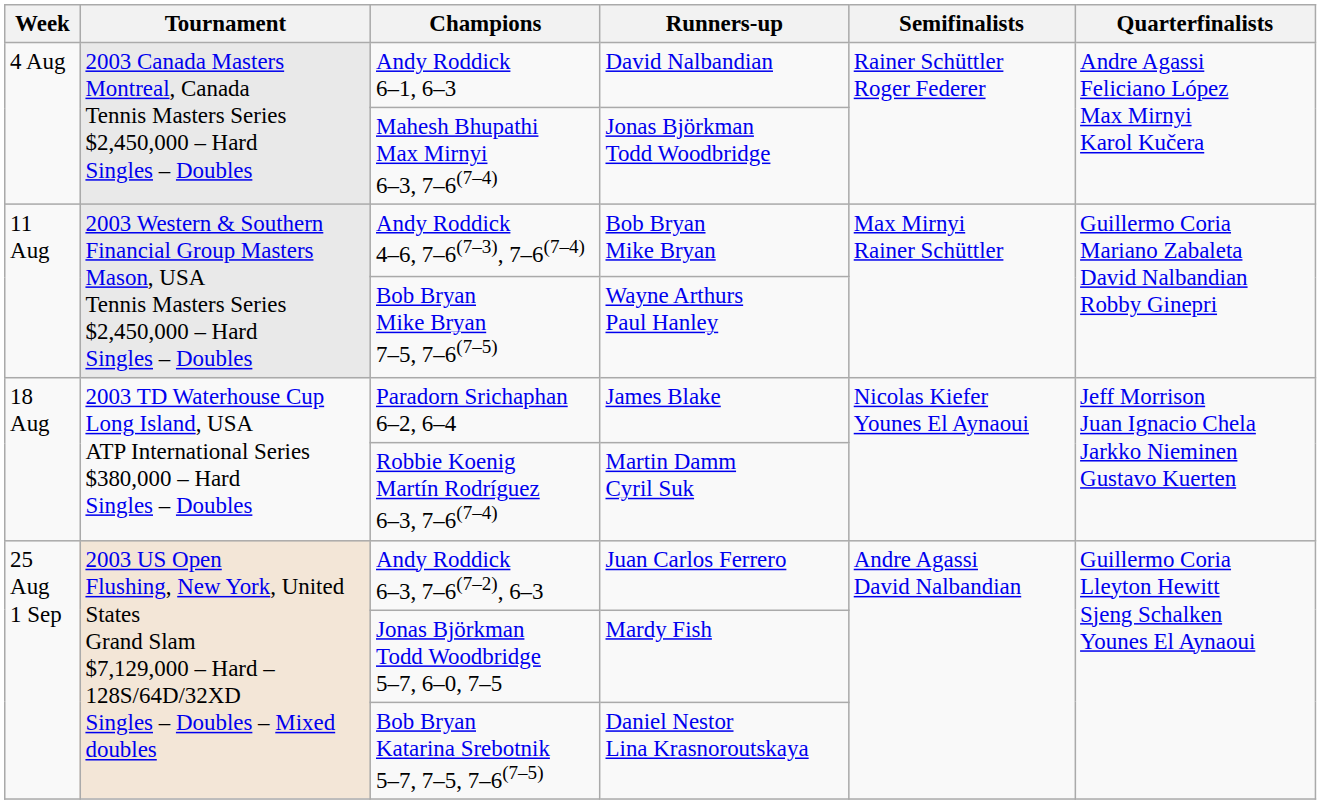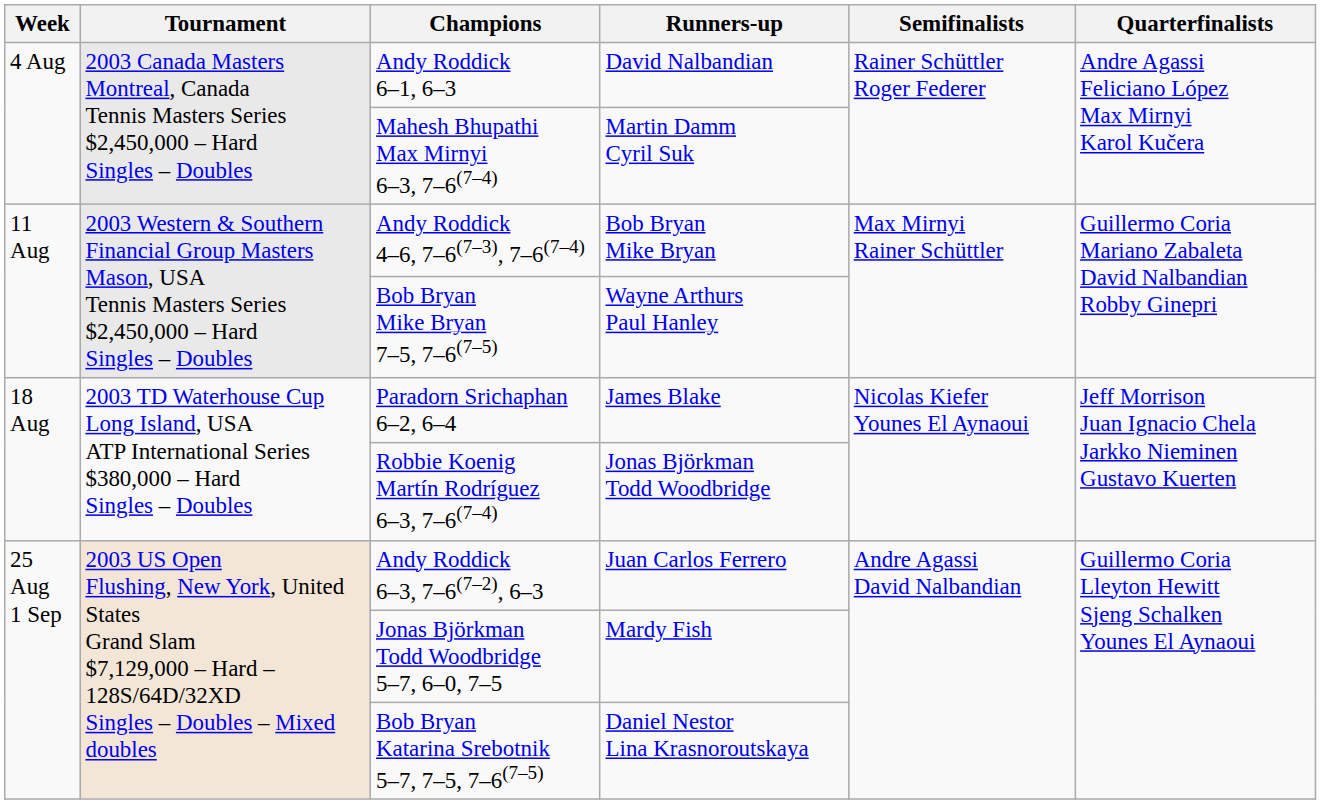(688, 140) Jonas Björkman Todd Woodbridge -> (671, 140) Martin Damm Cyril Suk
(671, 475) Martin Damm Cyril Suk -> (688, 475) Jonas Björkman Todd Woodbridge
